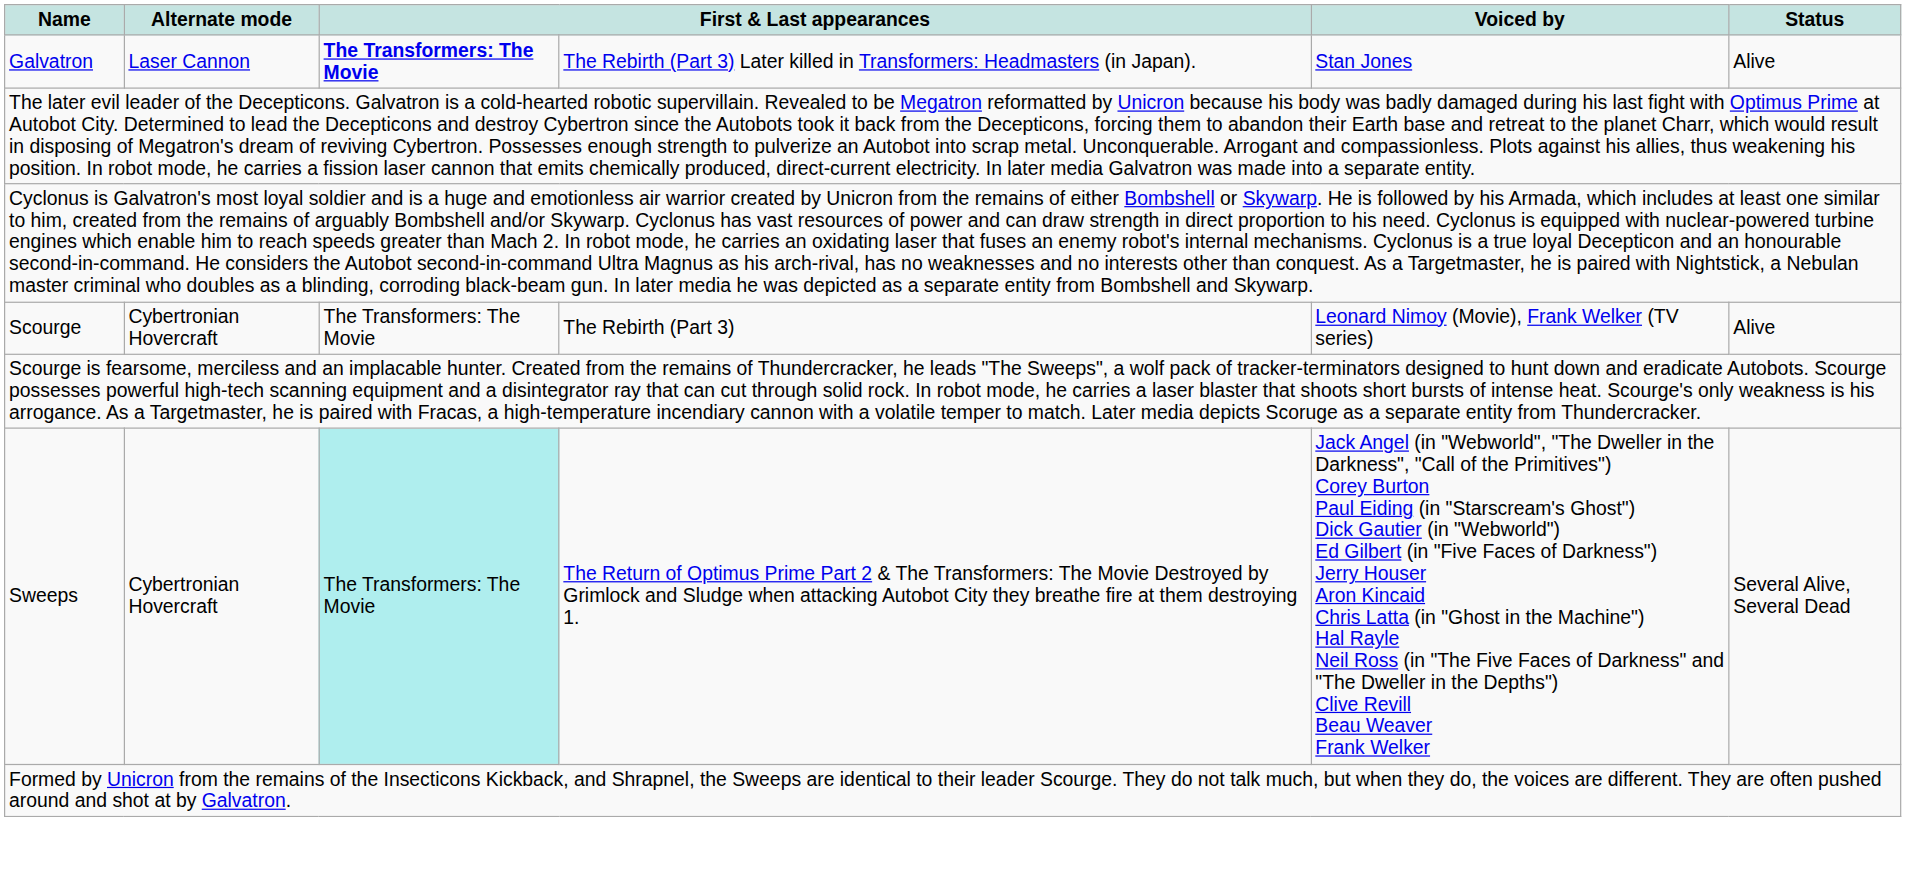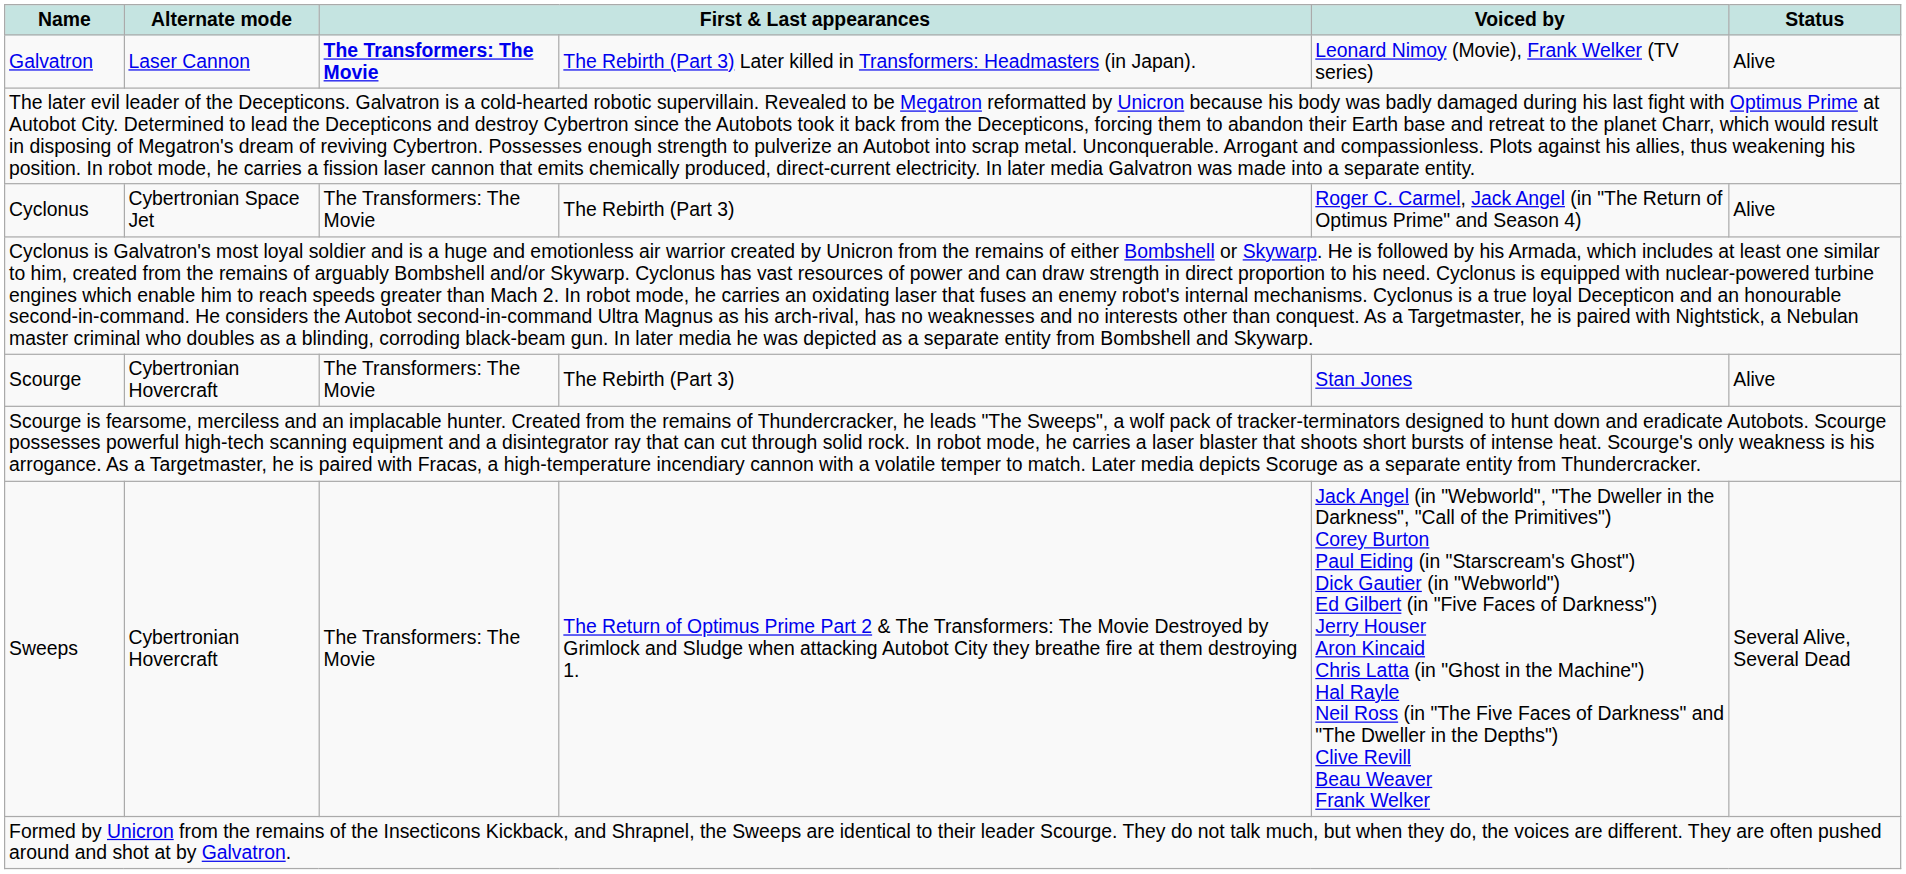(1364, 61) Stan Jones -> (1497, 61) Leonard Nimoy (Movie), Frank Welker (TV series)
+ row: (49, 209)
(1497, 327) Leonard Nimoy (Movie), Frank Welker (TV series) -> (1364, 380) Stan Jones
(422, 596) paleturquoise background -> (422, 648) no background
